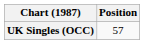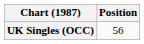(118, 30) 57 -> (118, 30) 56
